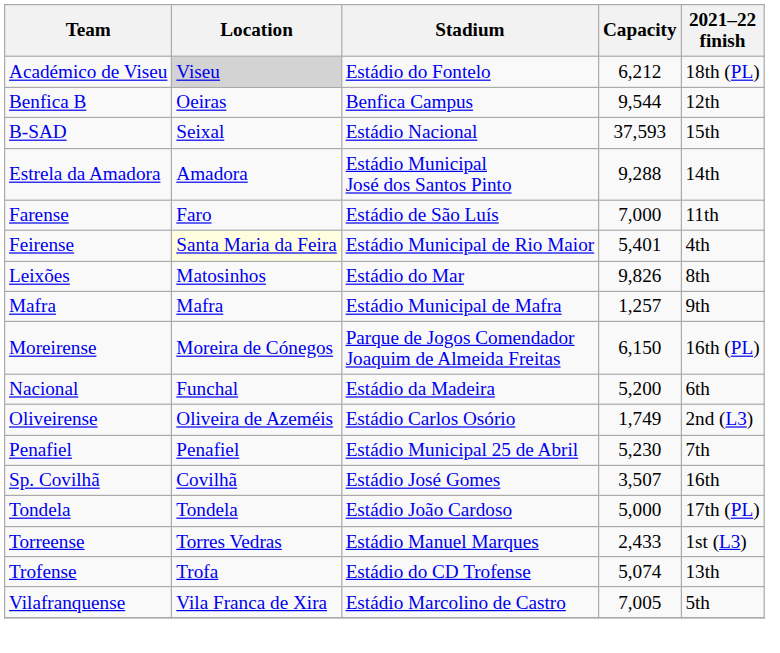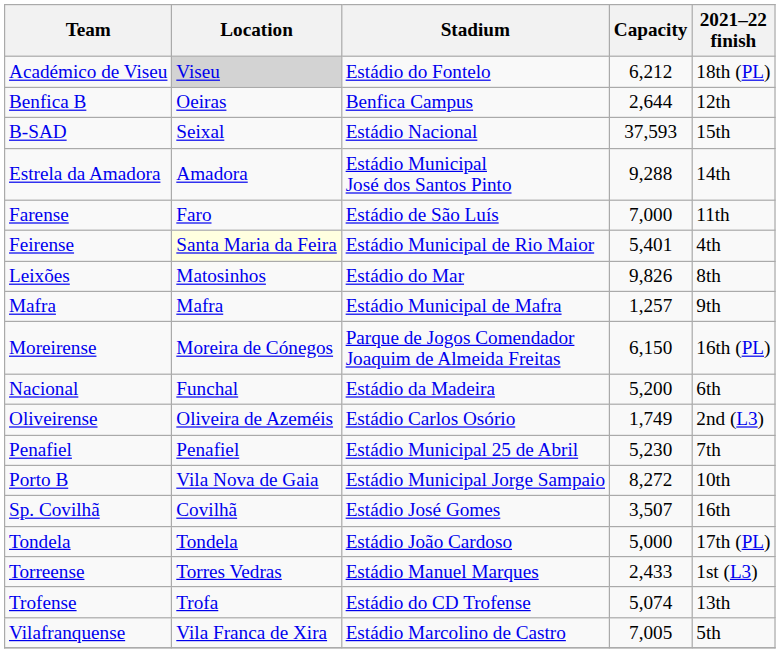(640, 102) 9,544 -> (651, 102) 2,644
+ row: (39, 480)
